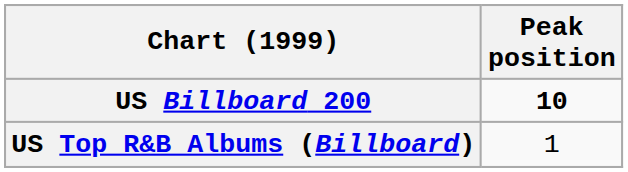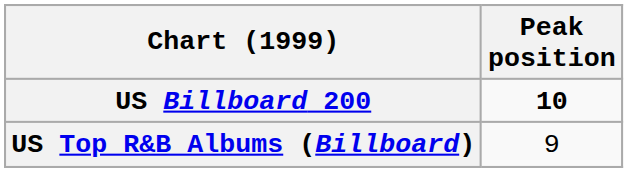(552, 144) 1 -> (552, 144) 9
